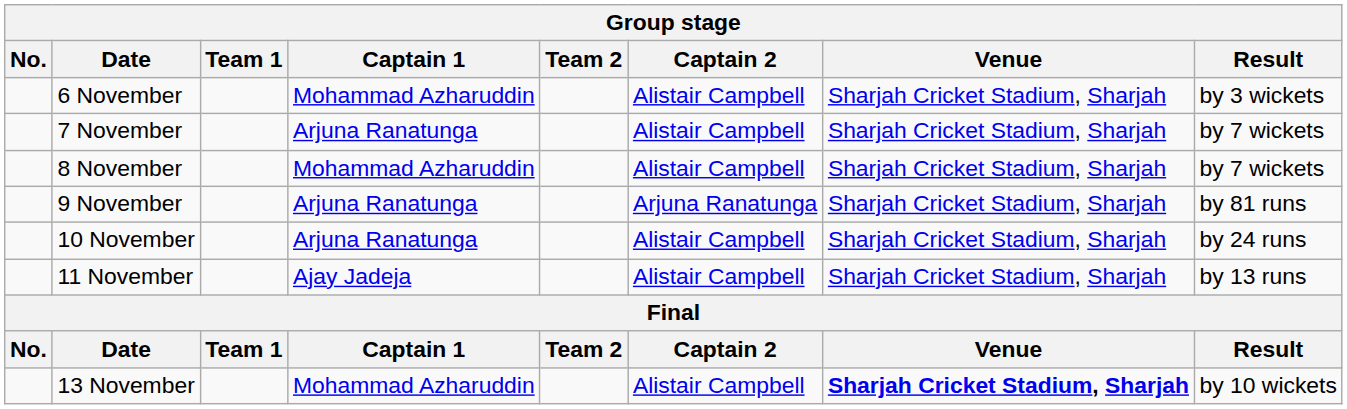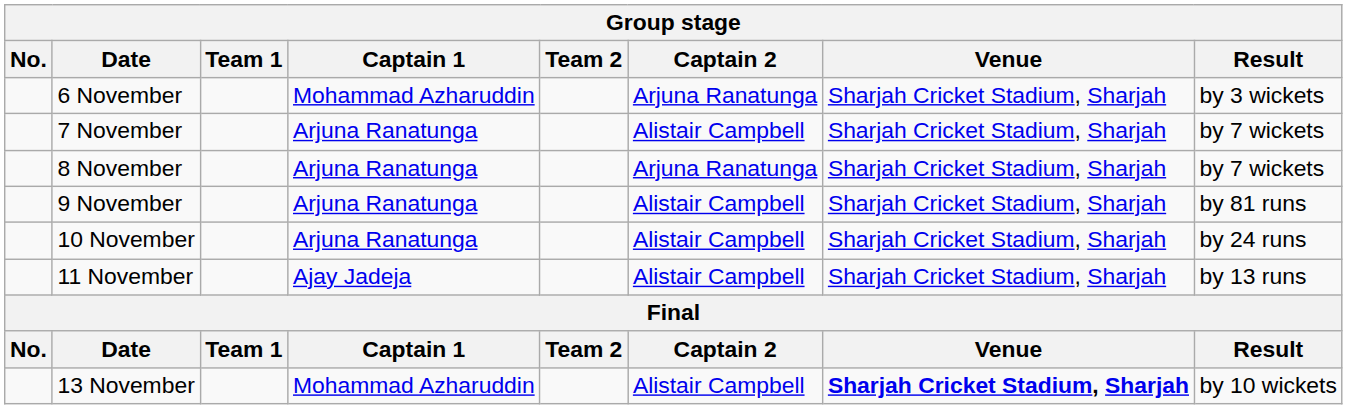(719, 95) Alistair Campbell -> (725, 95) Arjuna Ranatunga
(414, 167) Mohammad Azharuddin -> (385, 167) Arjuna Ranatunga
(719, 167) Alistair Campbell -> (725, 167) Arjuna Ranatunga
(725, 204) Arjuna Ranatunga -> (719, 204) Alistair Campbell
